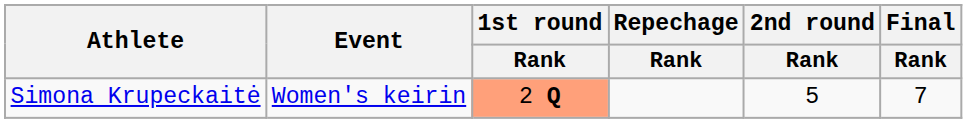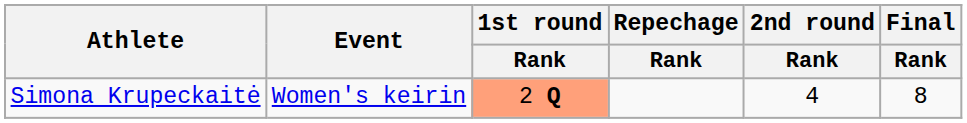(812, 98) 5 -> (812, 98) 4
(921, 98) 7 -> (921, 98) 8
